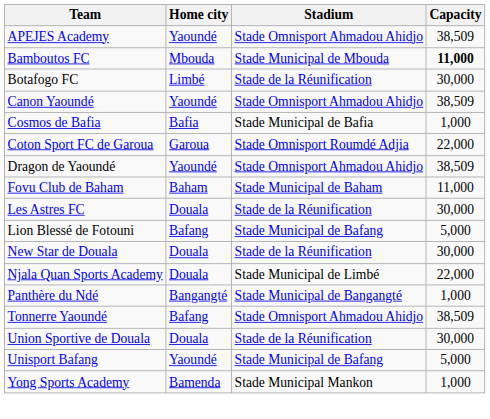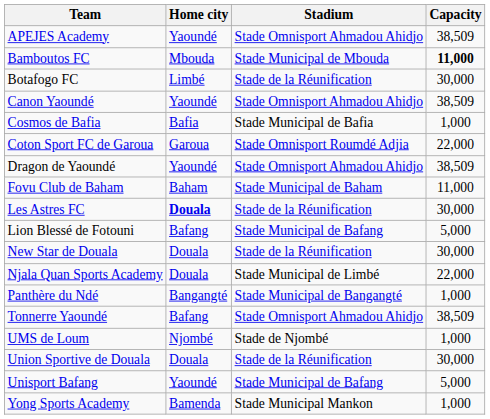(189, 209) normal -> (190, 209) bold
+ row: (48, 338)
